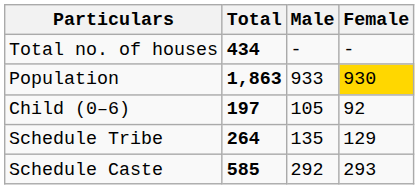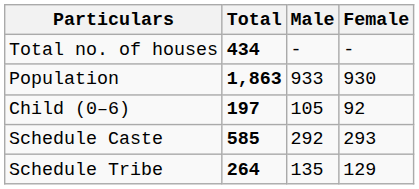(360, 79) gold background -> (360, 79) no background
rows swapped: (86, 169) <-> (86, 139)
